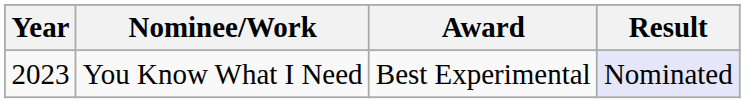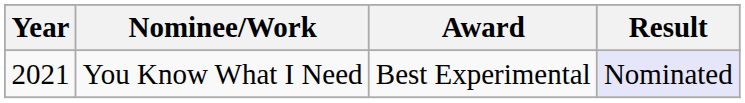(41, 73) 2023 -> (41, 73) 2021
